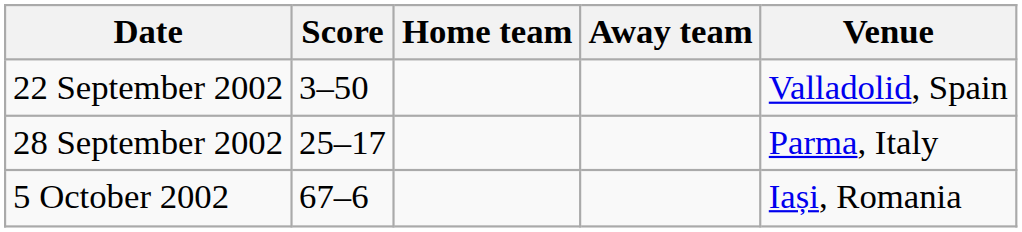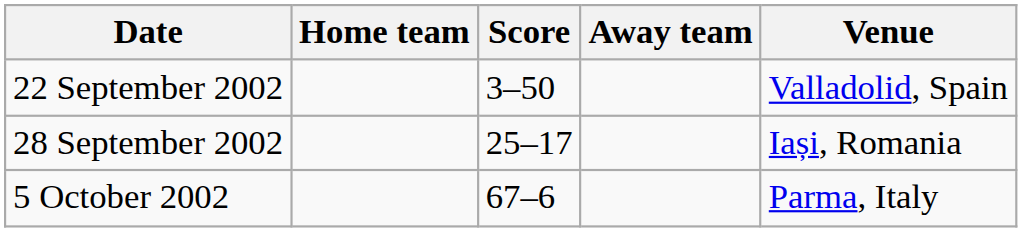columns swapped: (487, 32) <-> (342, 32)
(854, 142) Parma, Italy -> (865, 142) Iași, Romania
(865, 197) Iași, Romania -> (854, 197) Parma, Italy
